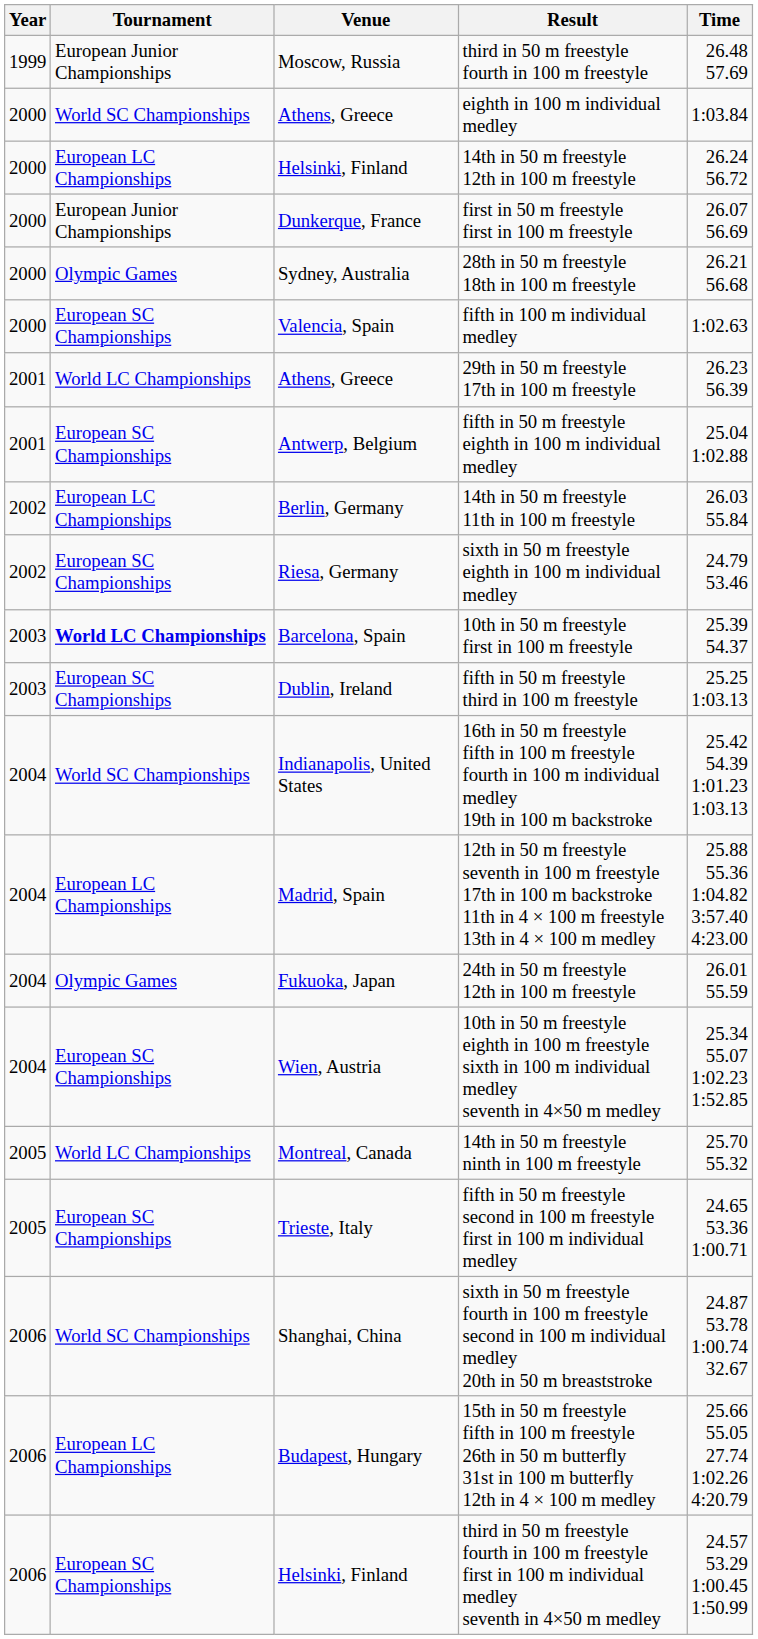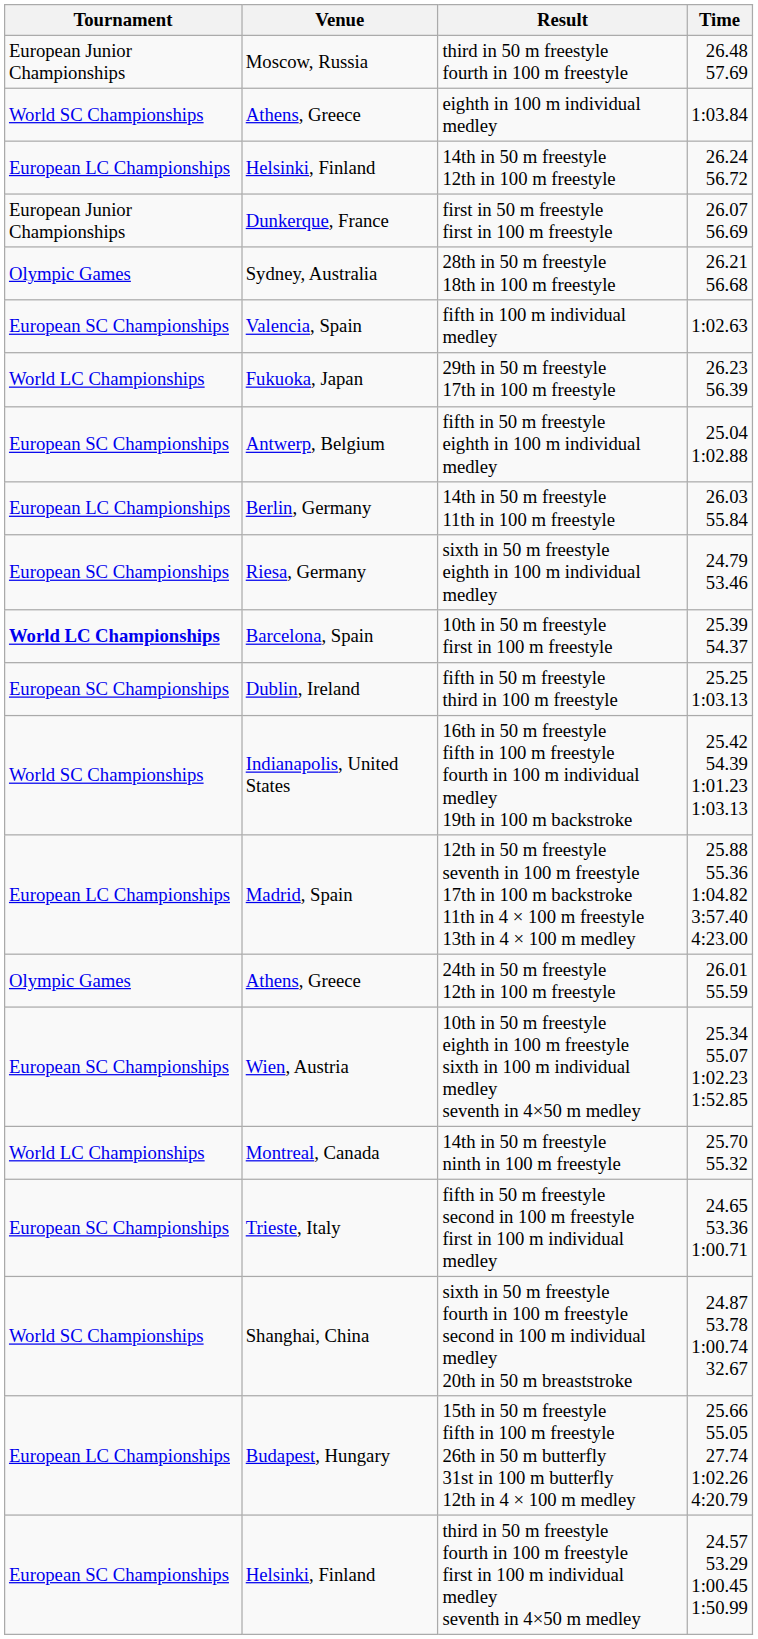- column: (28, 20)
(336, 379) Athens, Greece -> (304, 379) Fukuoka, Japan
(337, 980) Fukuoka, Japan -> (303, 980) Athens, Greece
